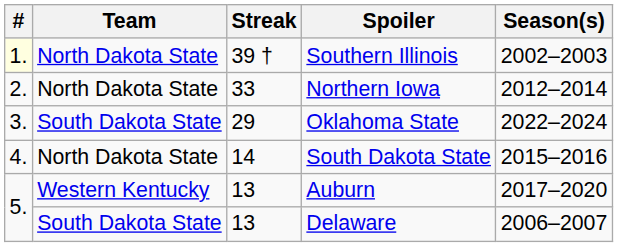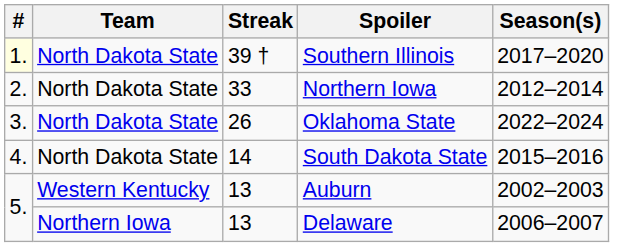(554, 55) 2002–2003 -> (550, 55) 2017–2020
(129, 122) South Dakota State -> (128, 122) North Dakota State
(243, 122) 29 -> (240, 122) 26
(554, 190) 2017–2020 -> (550, 190) 2002–2003
(129, 223) South Dakota State -> (104, 223) Northern Iowa
